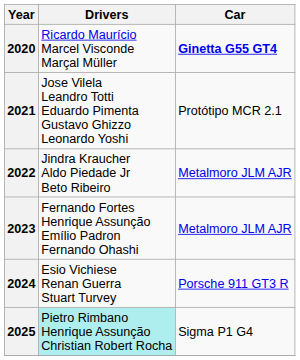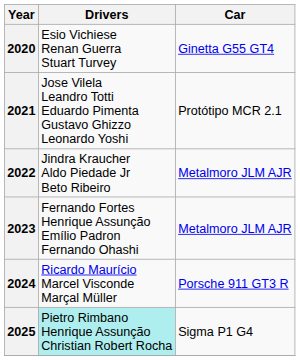(89, 49) Ricardo Maurício Marcel Visconde Marçal Müller -> (81, 49) Esio Vichiese Renan Guerra Stuart Turvey
(228, 49) bold -> (226, 49) normal
(81, 284) Esio Vichiese Renan Guerra Stuart Turvey -> (89, 284) Ricardo Maurício Marcel Visconde Marçal Müller
